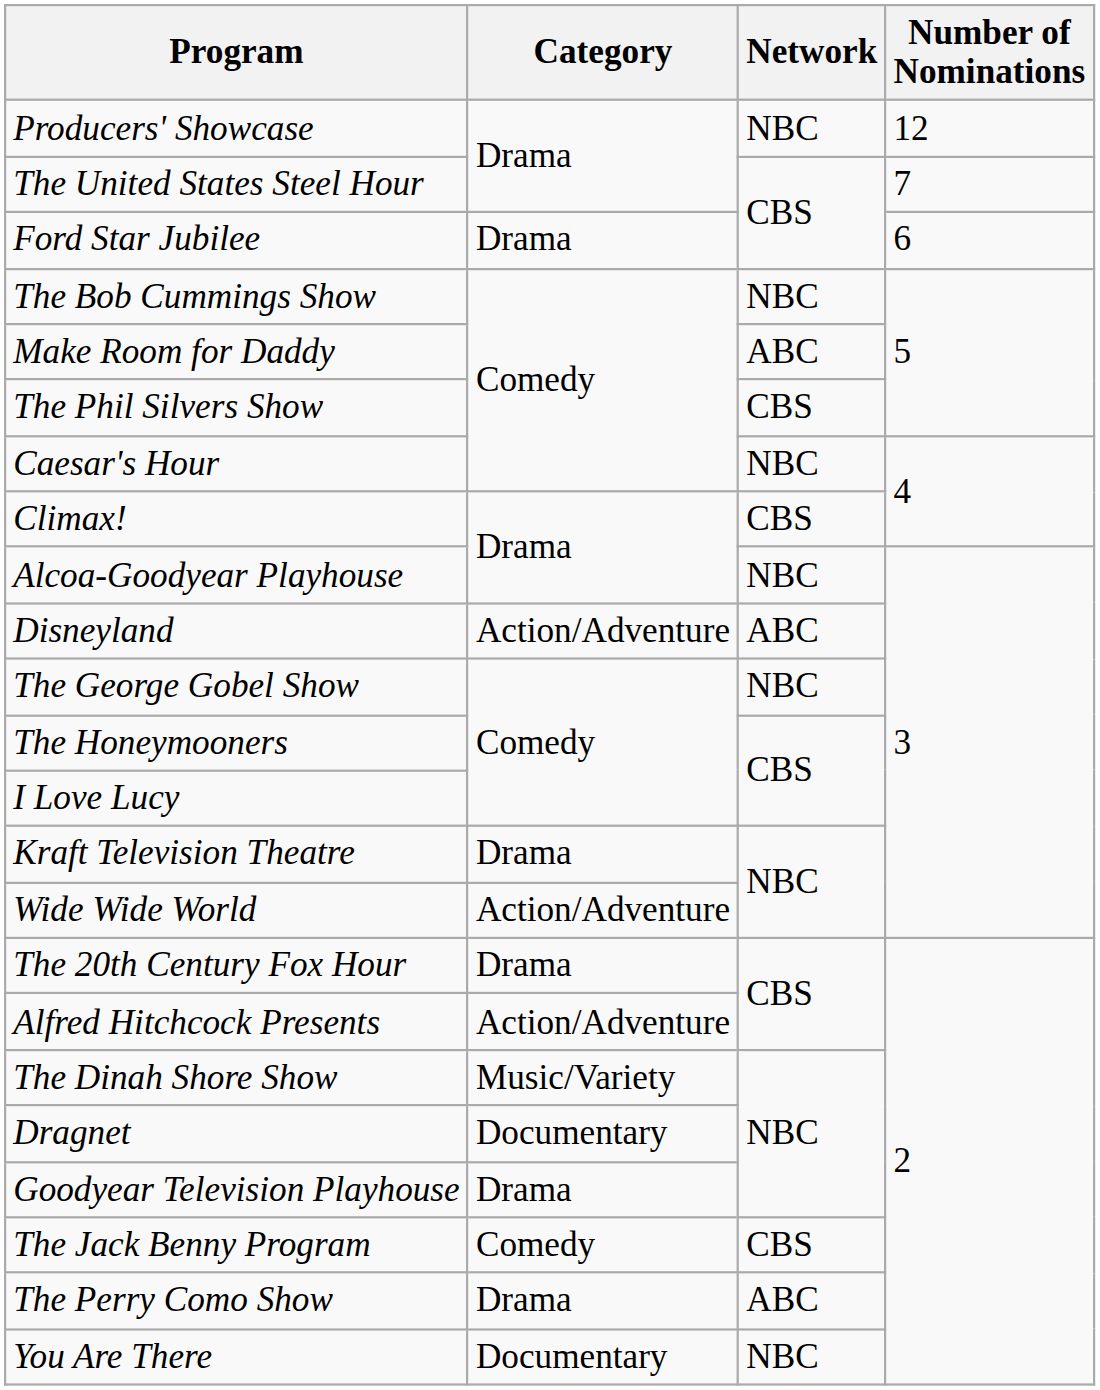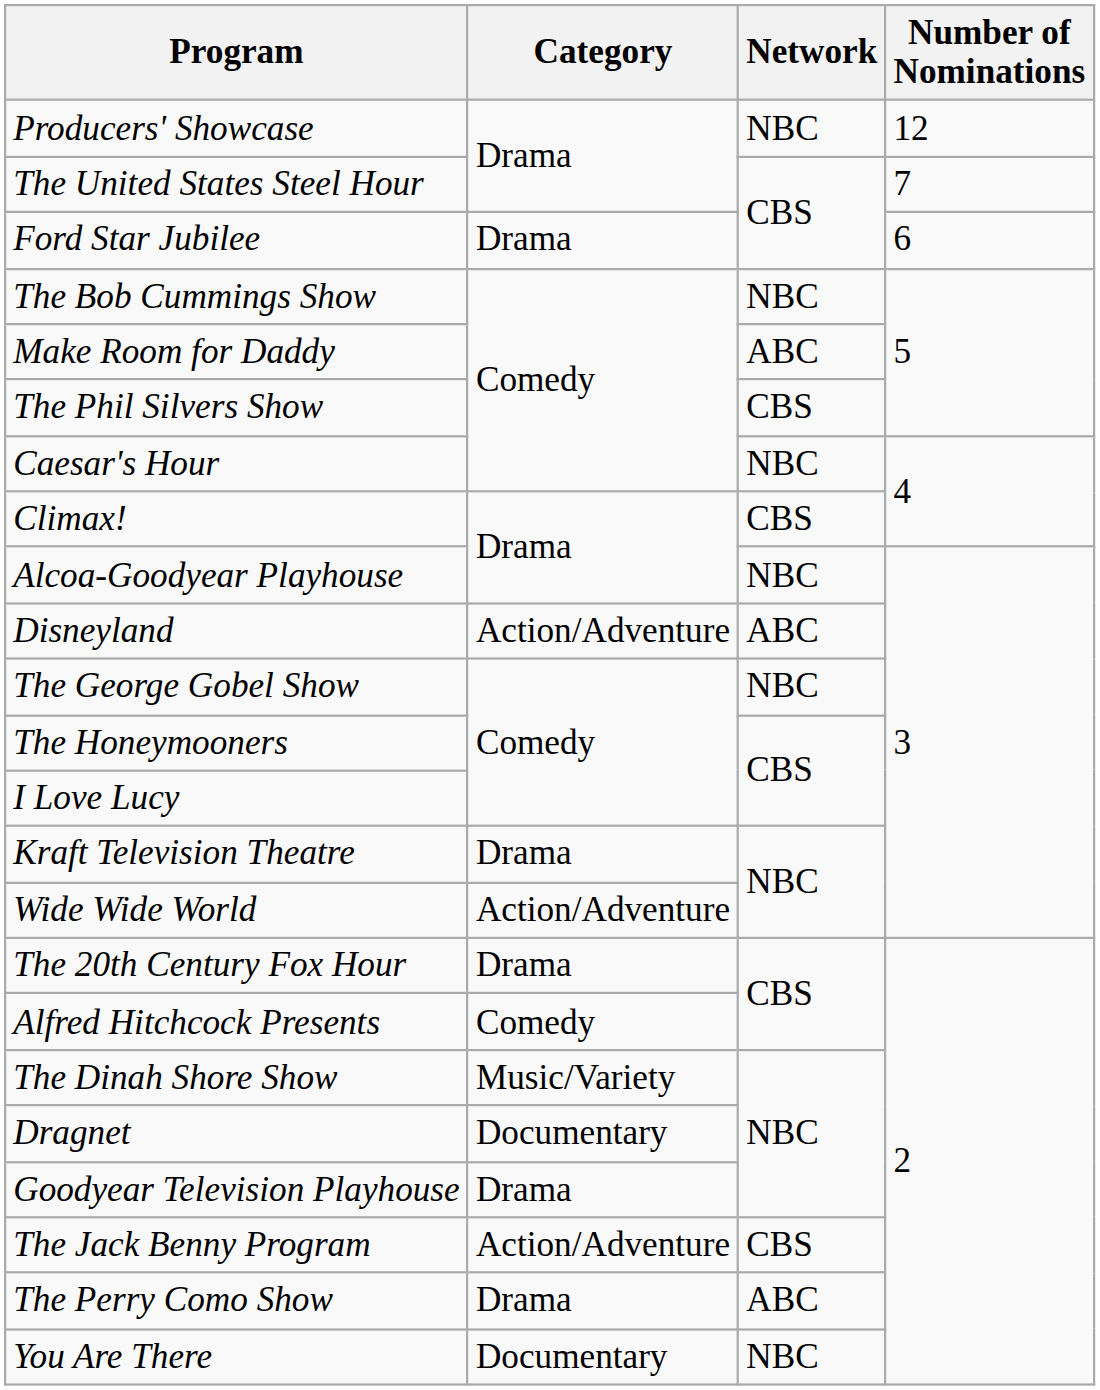(603, 1021) Action/Adventure -> (536, 1021) Comedy
(536, 1244) Comedy -> (603, 1244) Action/Adventure
